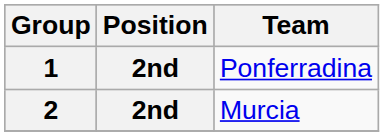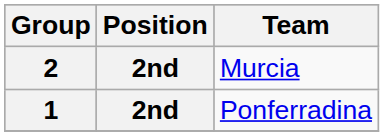rows swapped: (51, 67) <-> (51, 109)
